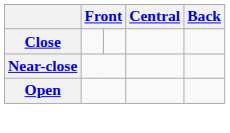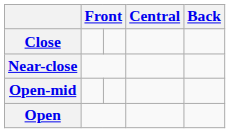+ row: (43, 90)
